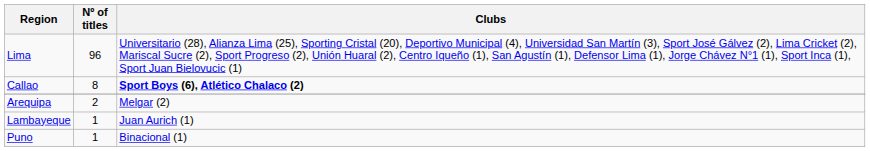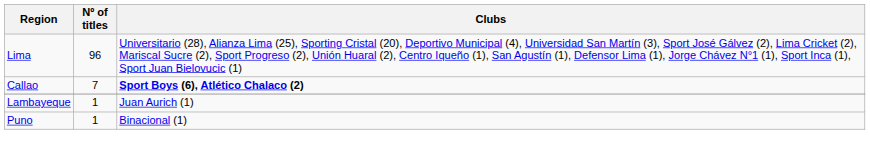(95, 85) 8 -> (95, 85) 7
- row: (29, 103)
